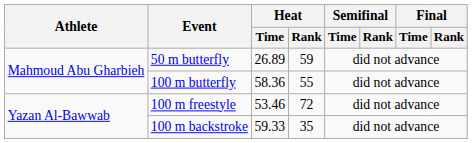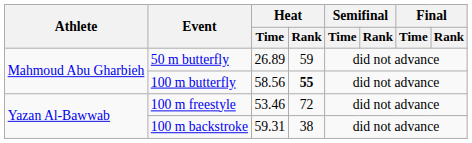(270, 82) 58.36 -> (270, 82) 58.56
(307, 82) normal -> (307, 82) bold
(270, 127) 59.33 -> (270, 127) 59.31
(307, 127) 35 -> (307, 127) 38
